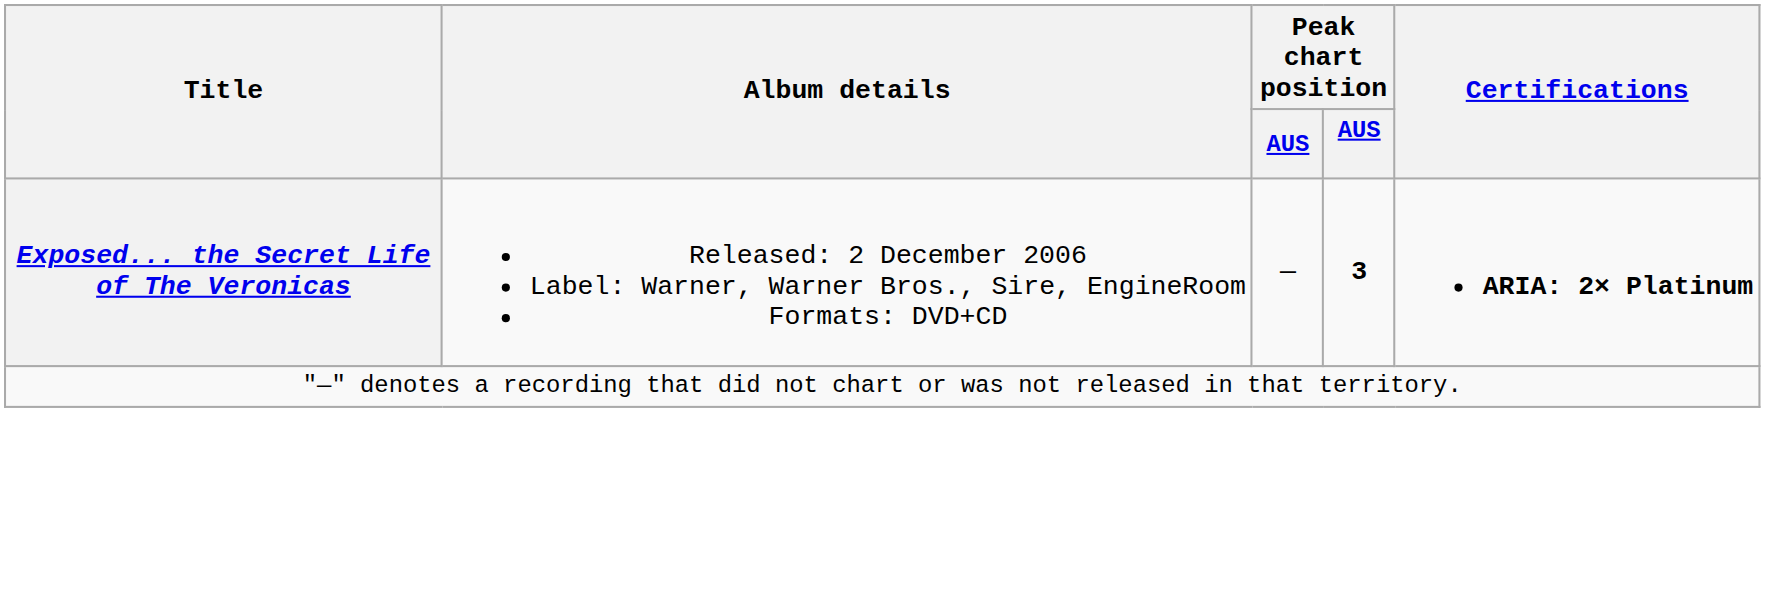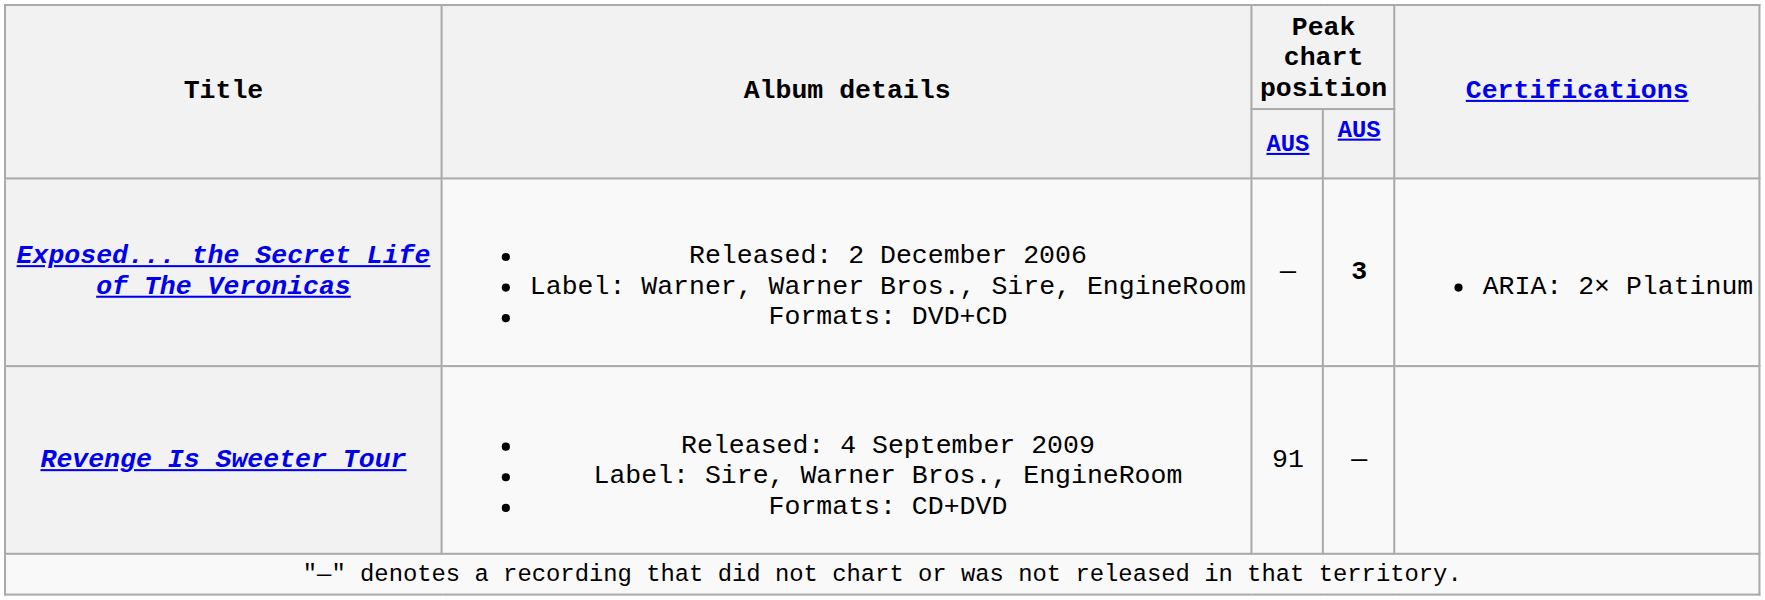(1577, 287) bold -> (1577, 287) normal
+ row: (223, 460)
